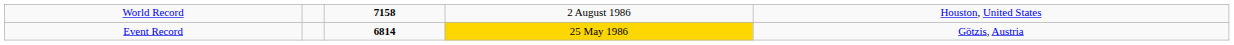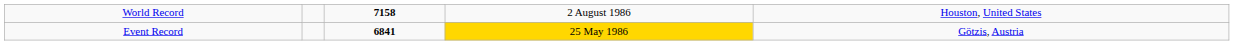(385, 31) 6814 -> (385, 31) 6841
